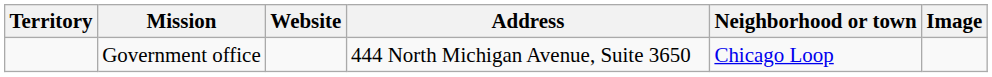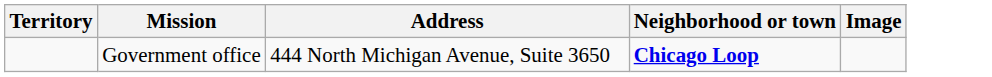- column: (306, 21)
(774, 54) normal -> (696, 54) bold
